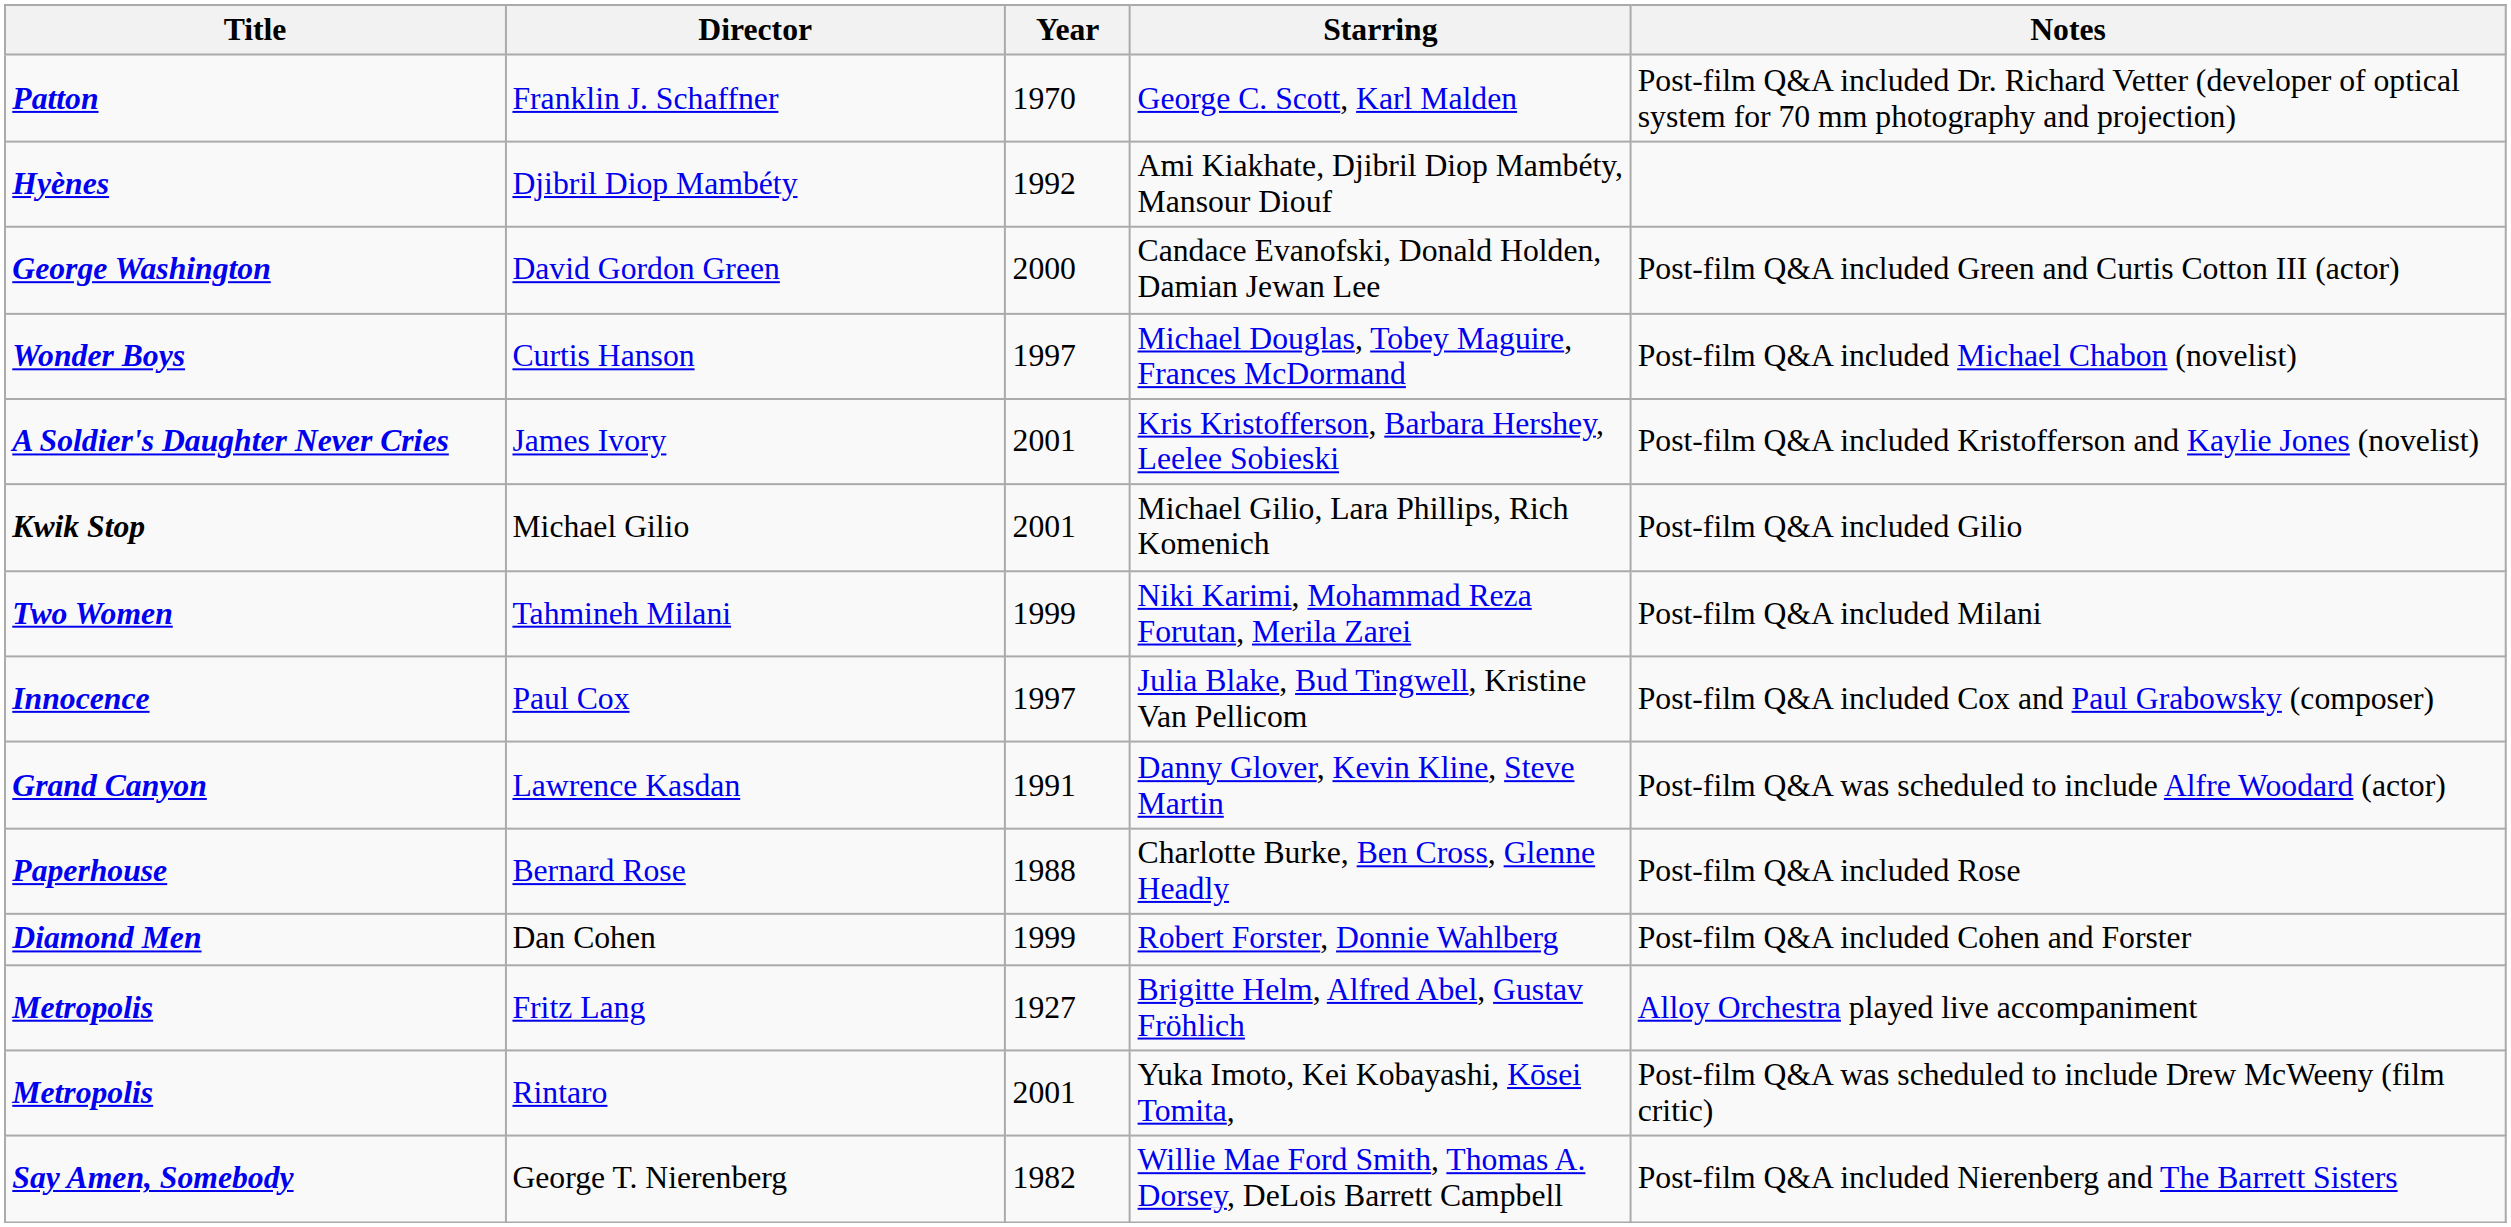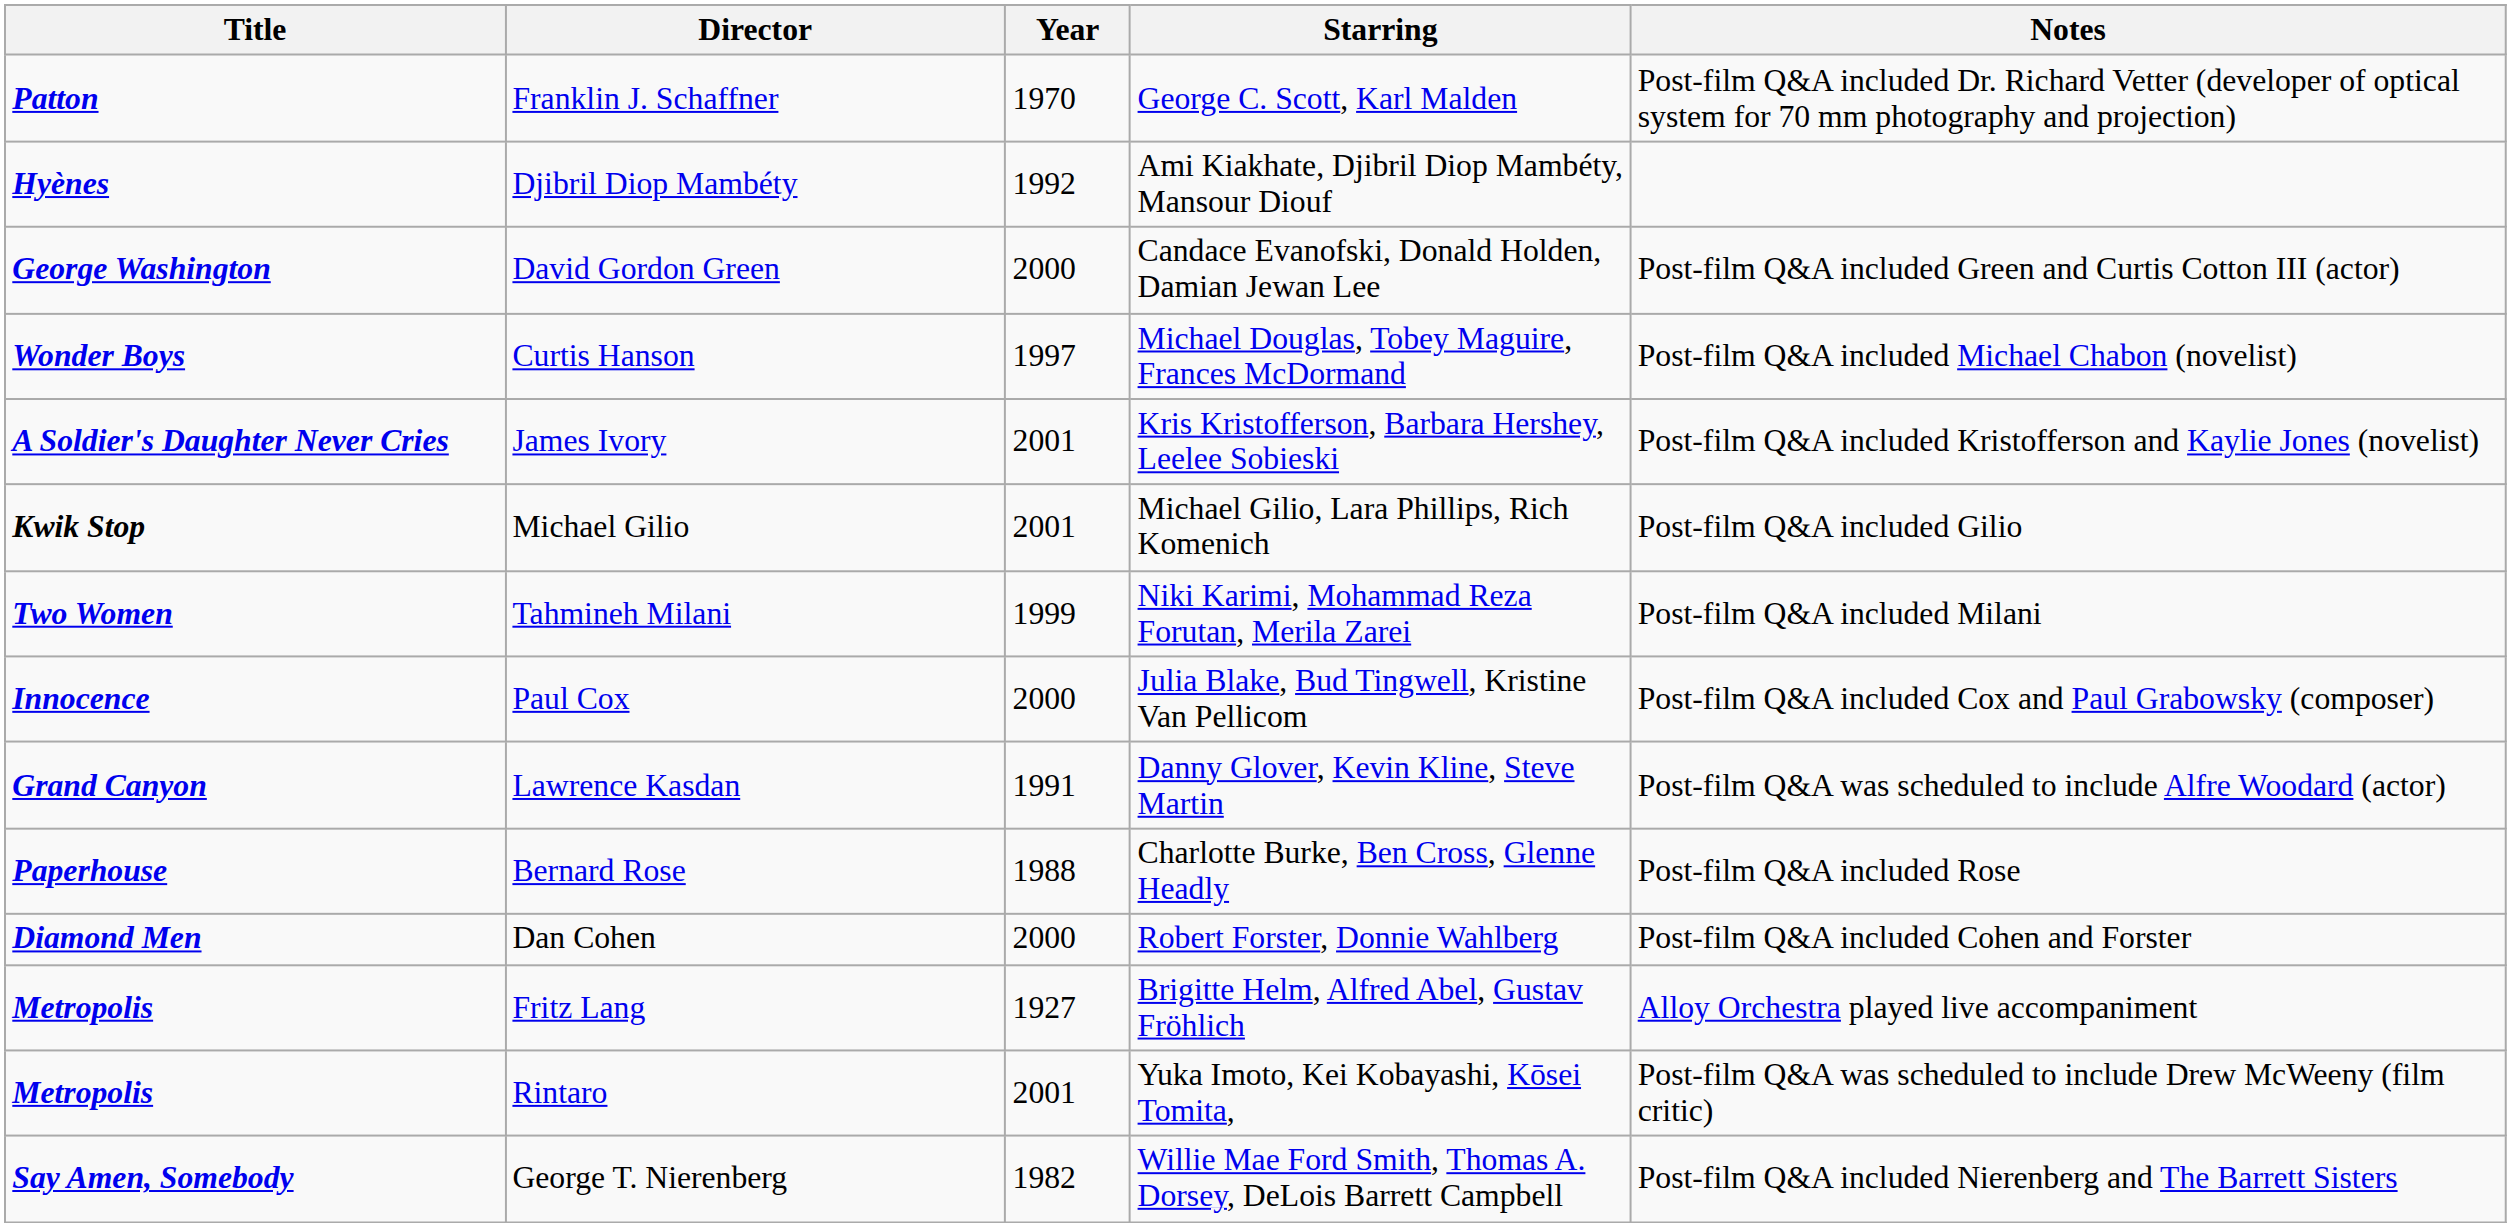(1044, 698) 1997 -> (1044, 698) 2000
(1044, 938) 1999 -> (1044, 938) 2000
